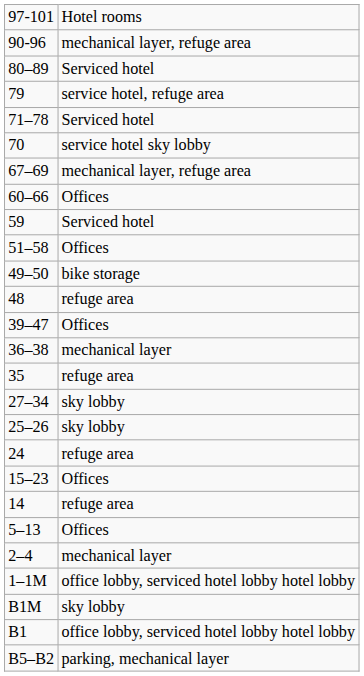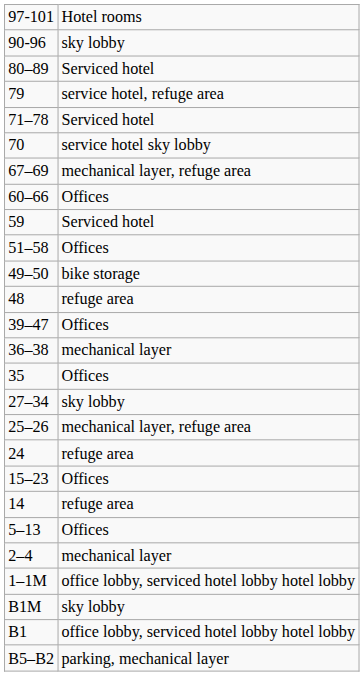(156, 42) mechanical layer, refuge area -> (93, 42) sky lobby
(98, 376) refuge area -> (85, 376) Offices
(93, 427) sky lobby -> (156, 427) mechanical layer, refuge area
